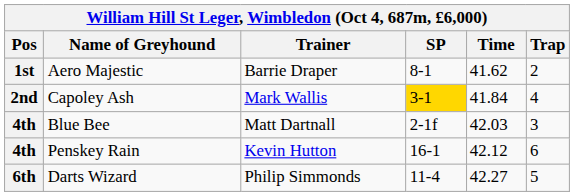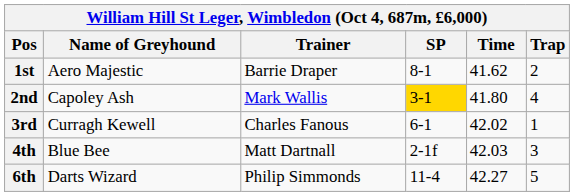(489, 97) 41.84 -> (489, 97) 41.80
+ row: (102, 124)
- row: (94, 151)
